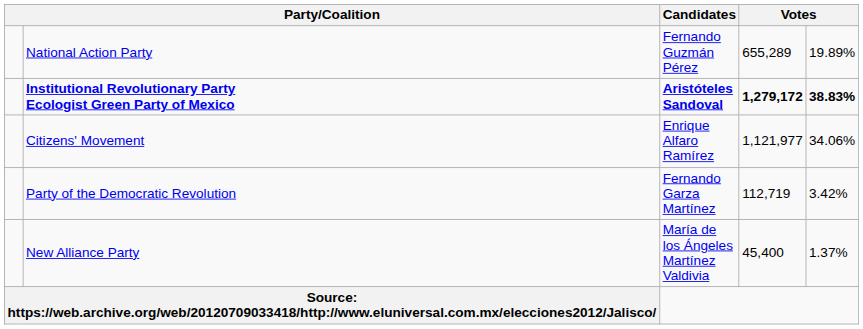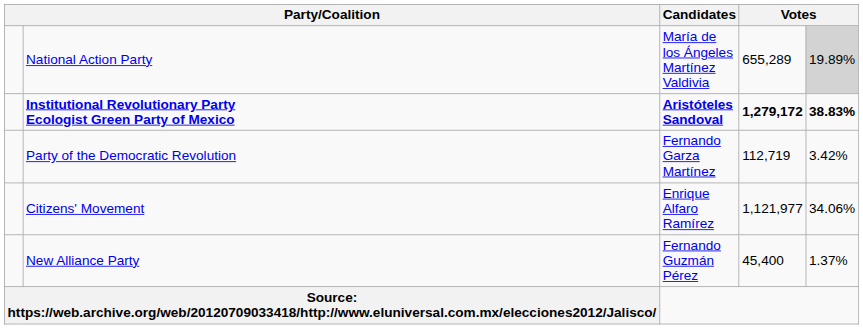(692, 52) Fernando Guzmán Pérez -> (698, 59) María de los Ángeles Martínez Valdivia
(832, 52) no background -> (832, 59) lightgrey background
rows swapped: (131, 193) <-> (85, 141)
(698, 253) María de los Ángeles Martínez Valdivia -> (692, 260) Fernando Guzmán Pérez
